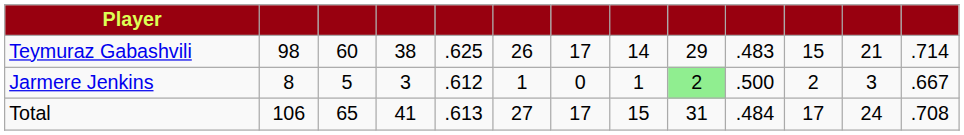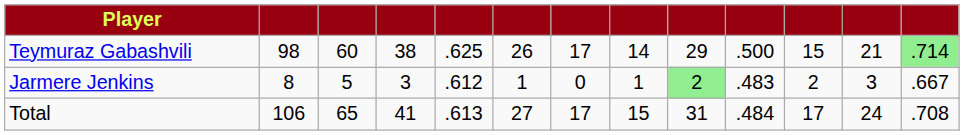(755, 51) .483 -> (755, 51) .500
(930, 51) no background -> (930, 51) lightgreen background
(755, 82) .500 -> (755, 82) .483
